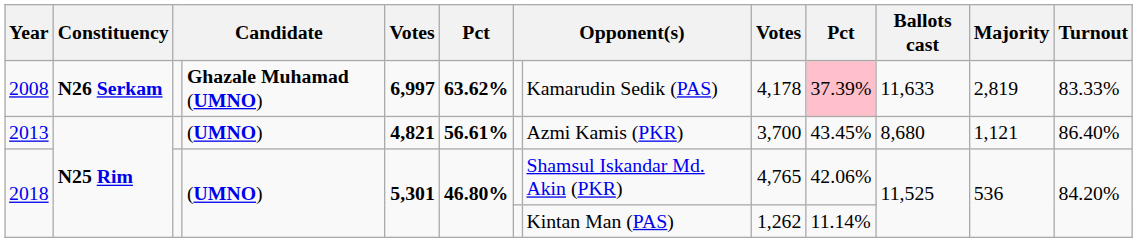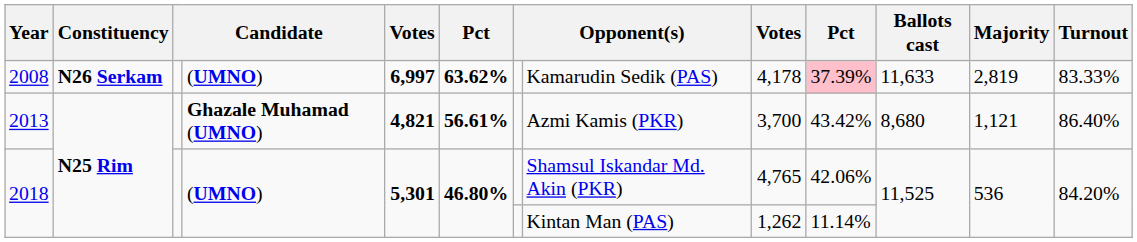(268, 88) Ghazale Muhamad (UMNO) -> (225, 76) (UMNO)
(225, 132) (UMNO) -> (268, 121) Ghazale Muhamad (UMNO)
(841, 132) 43.45% -> (841, 121) 43.42%
